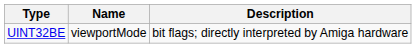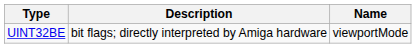columns swapped: (109, 14) <-> (280, 14)
